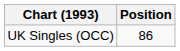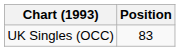(146, 35) 86 -> (146, 35) 83
